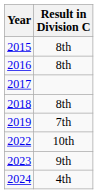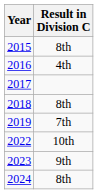(64, 65) 8th -> (64, 65) 4th
(64, 179) 4th -> (64, 179) 8th
